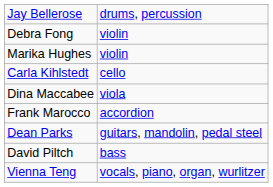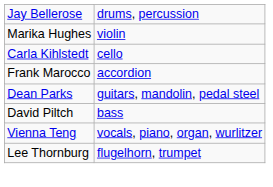- row: (40, 34)
- row: (51, 93)
+ row: (48, 152)
